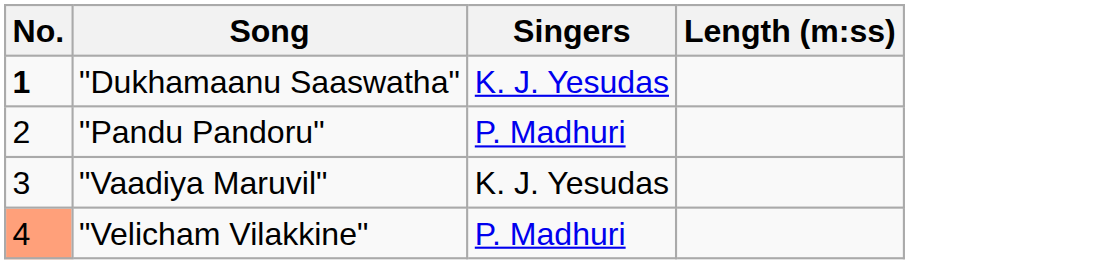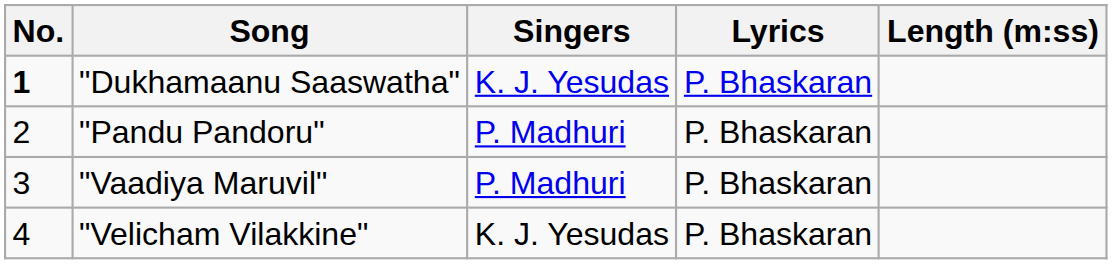+ column: (778, 31)
(572, 183) K. J. Yesudas -> (550, 183) P. Madhuri
(21, 234) lightsalmon background -> (21, 234) no background
(550, 234) P. Madhuri -> (572, 234) K. J. Yesudas
